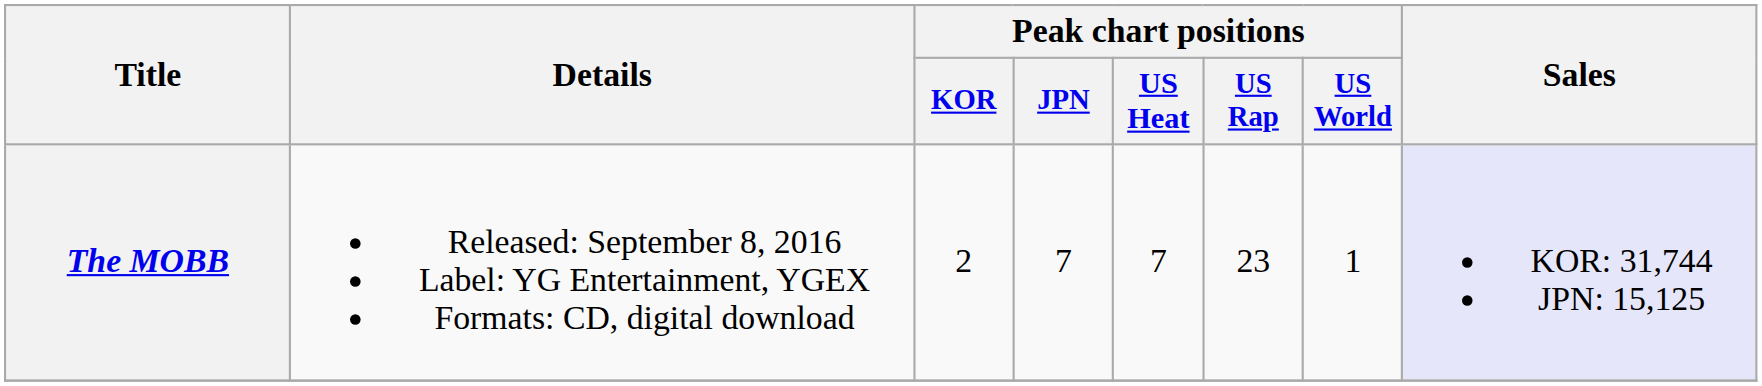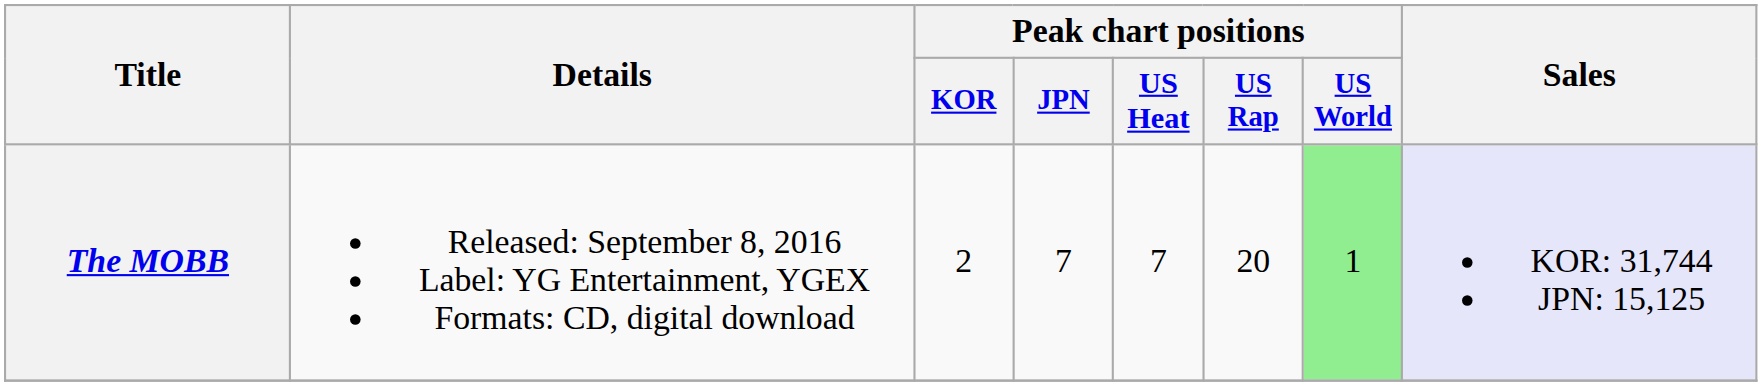(1253, 261) 23 -> (1253, 261) 20
(1353, 261) no background -> (1353, 261) lightgreen background
